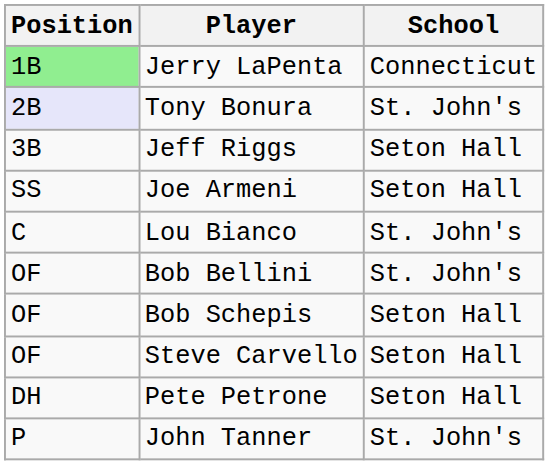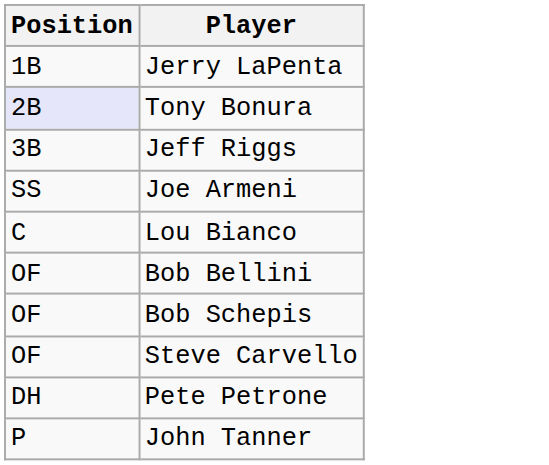- column: (454, 26)
(26, 67) lightgreen background -> (26, 67) no background
